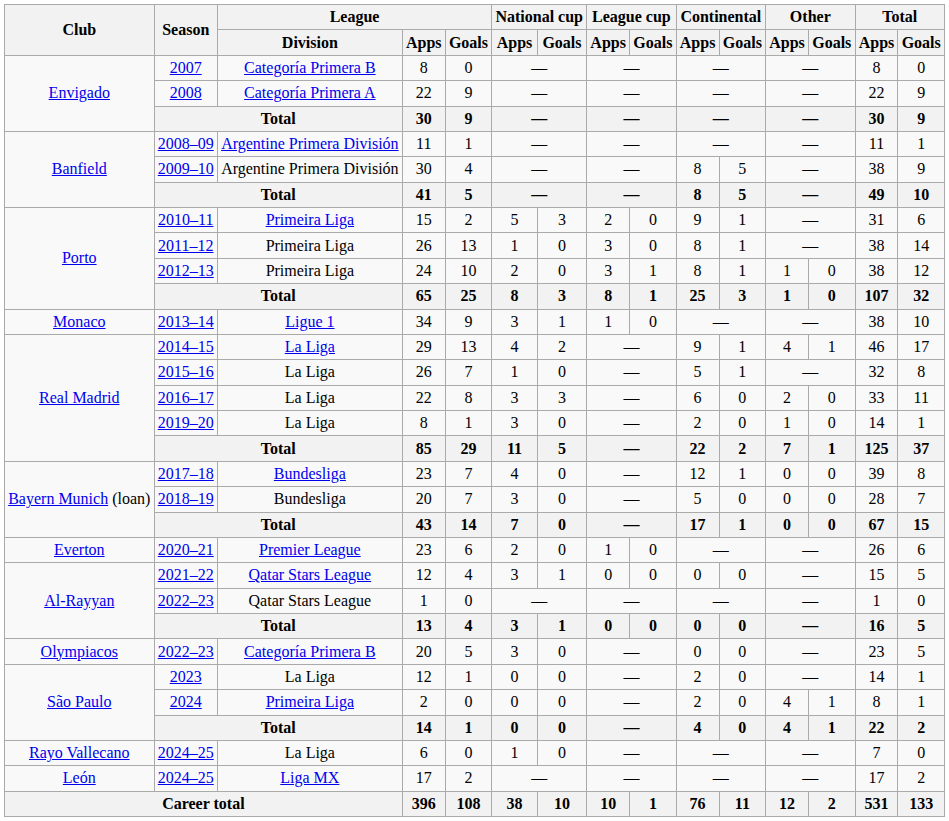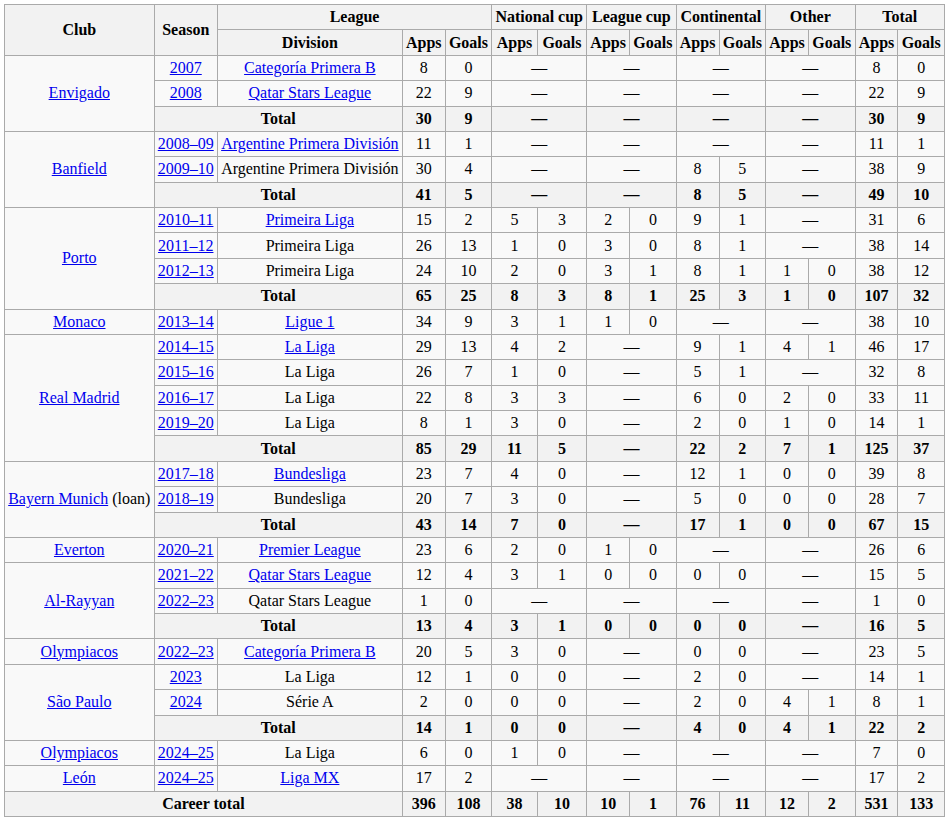(310, 93) Categoría Primera A -> (310, 93) Qatar Stars League
(310, 702) Primeira Liga -> (310, 702) Série A
(79, 753) Rayo Vallecano -> (79, 753) Olympiacos
